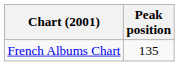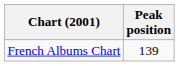(149, 50) 135 -> (149, 50) 139
